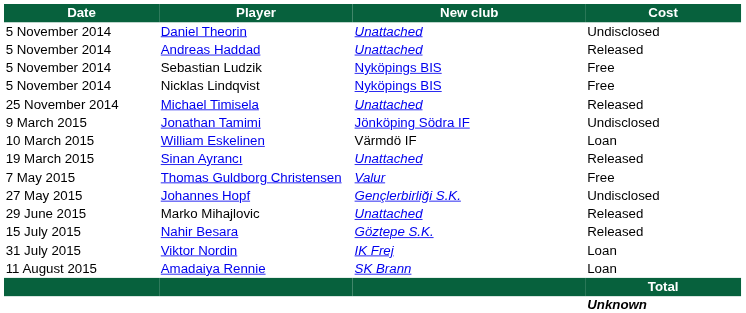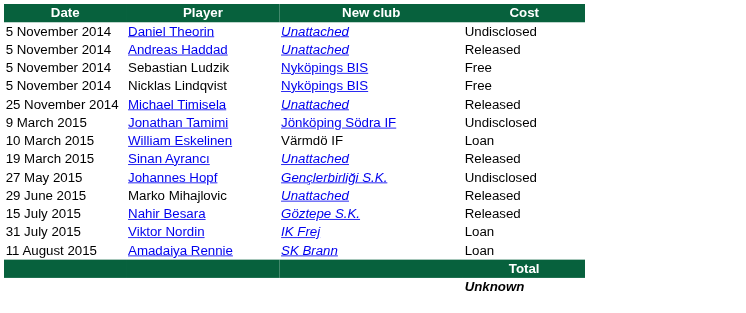- row: (40, 177)
